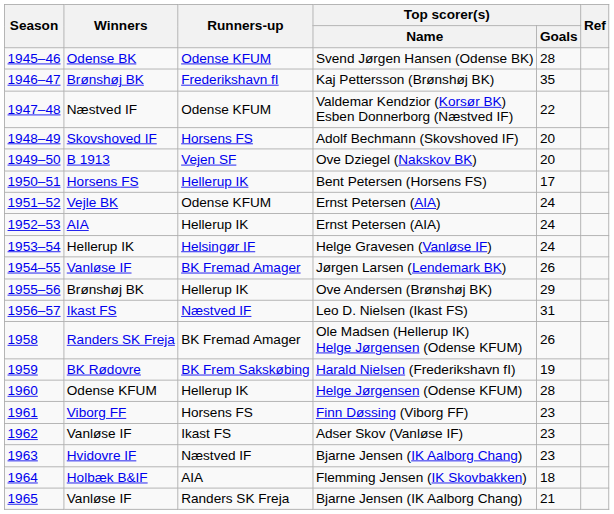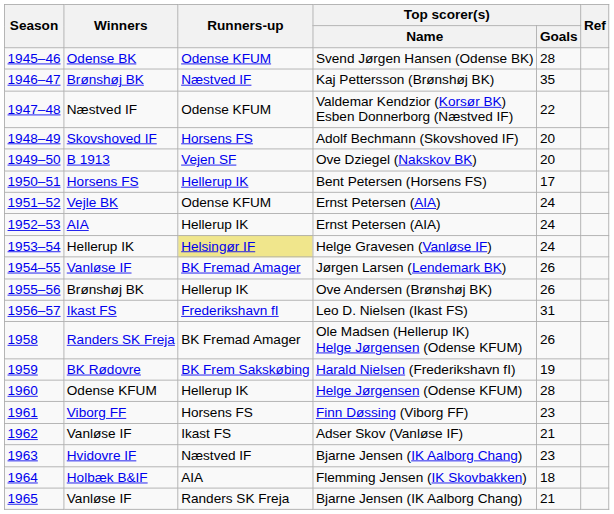(230, 79) Frederikshavn fI -> (216, 79) Næstved IF
(218, 246) no background -> (218, 246) khaki background
(547, 289) 29 -> (547, 289) 26
(216, 310) Næstved IF -> (230, 310) Frederikshavn fI
(547, 434) 23 -> (547, 434) 21
